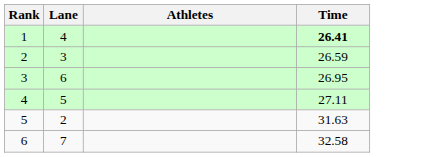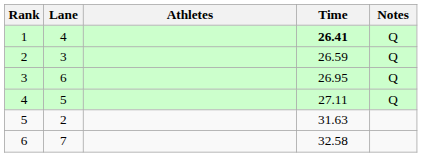+ column: (393, 15)
